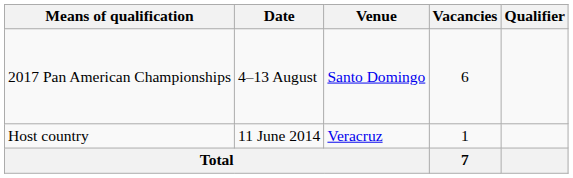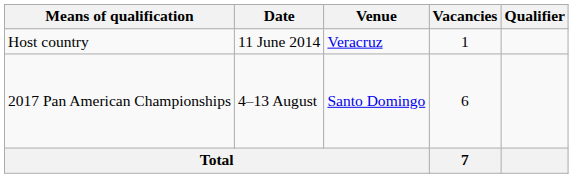rows swapped: (48, 135) <-> (119, 76)
